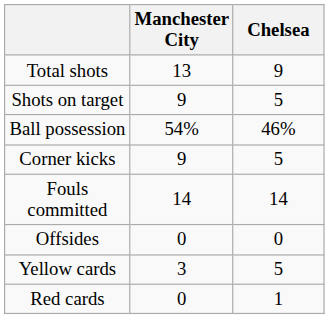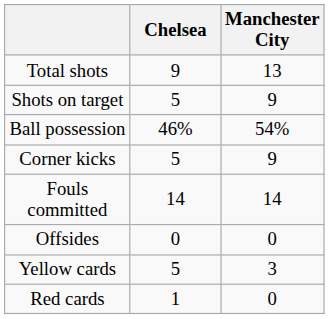columns swapped: (278, 29) <-> (182, 29)
